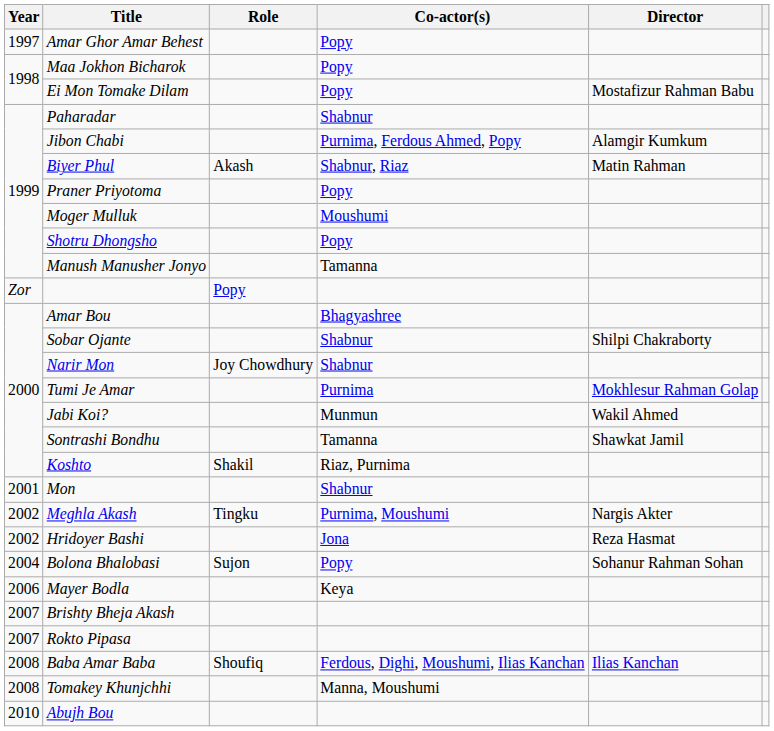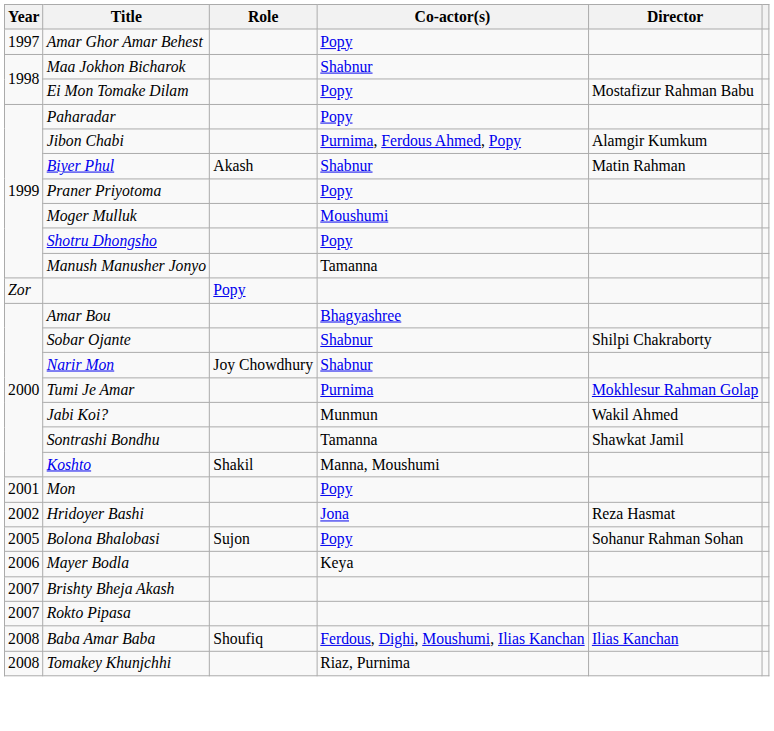(336, 66) Popy -> (346, 66) Shabnur
(346, 116) Shabnur -> (336, 116) Popy
(364, 166) Shabnur, Riaz -> (346, 166) Shabnur
(365, 464) Riaz, Purnima -> (380, 464) Manna, Moushumi
(346, 489) Shabnur -> (336, 489) Popy
- row: (92, 514)
(24, 564) 2004 -> (24, 539) 2005
(380, 688) Manna, Moushumi -> (365, 663) Riaz, Purnima
- row: (80, 713)
